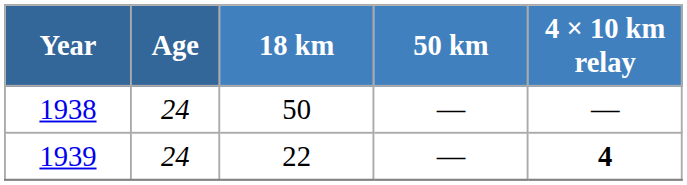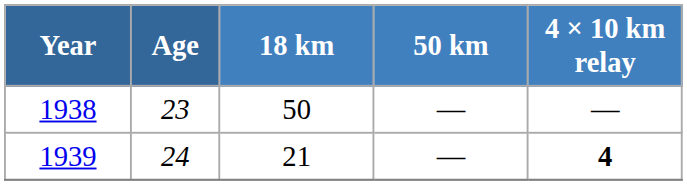(175, 109) 24 -> (175, 109) 23
(297, 156) 22 -> (297, 156) 21
